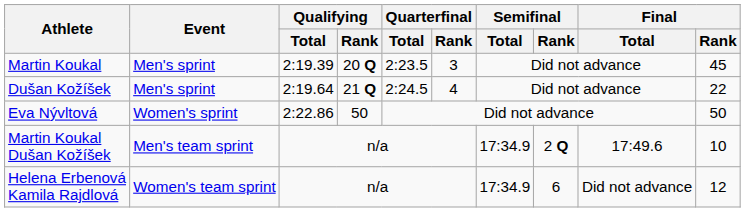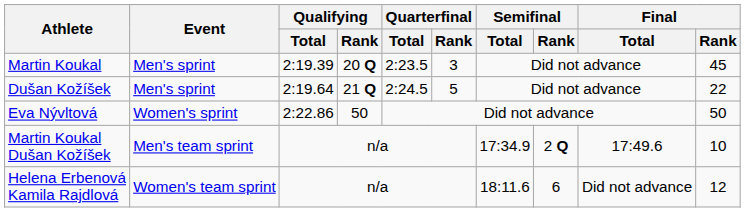(454, 89) 4 -> (454, 89) 5
(505, 187) 17:34.9 -> (505, 187) 18:11.6
